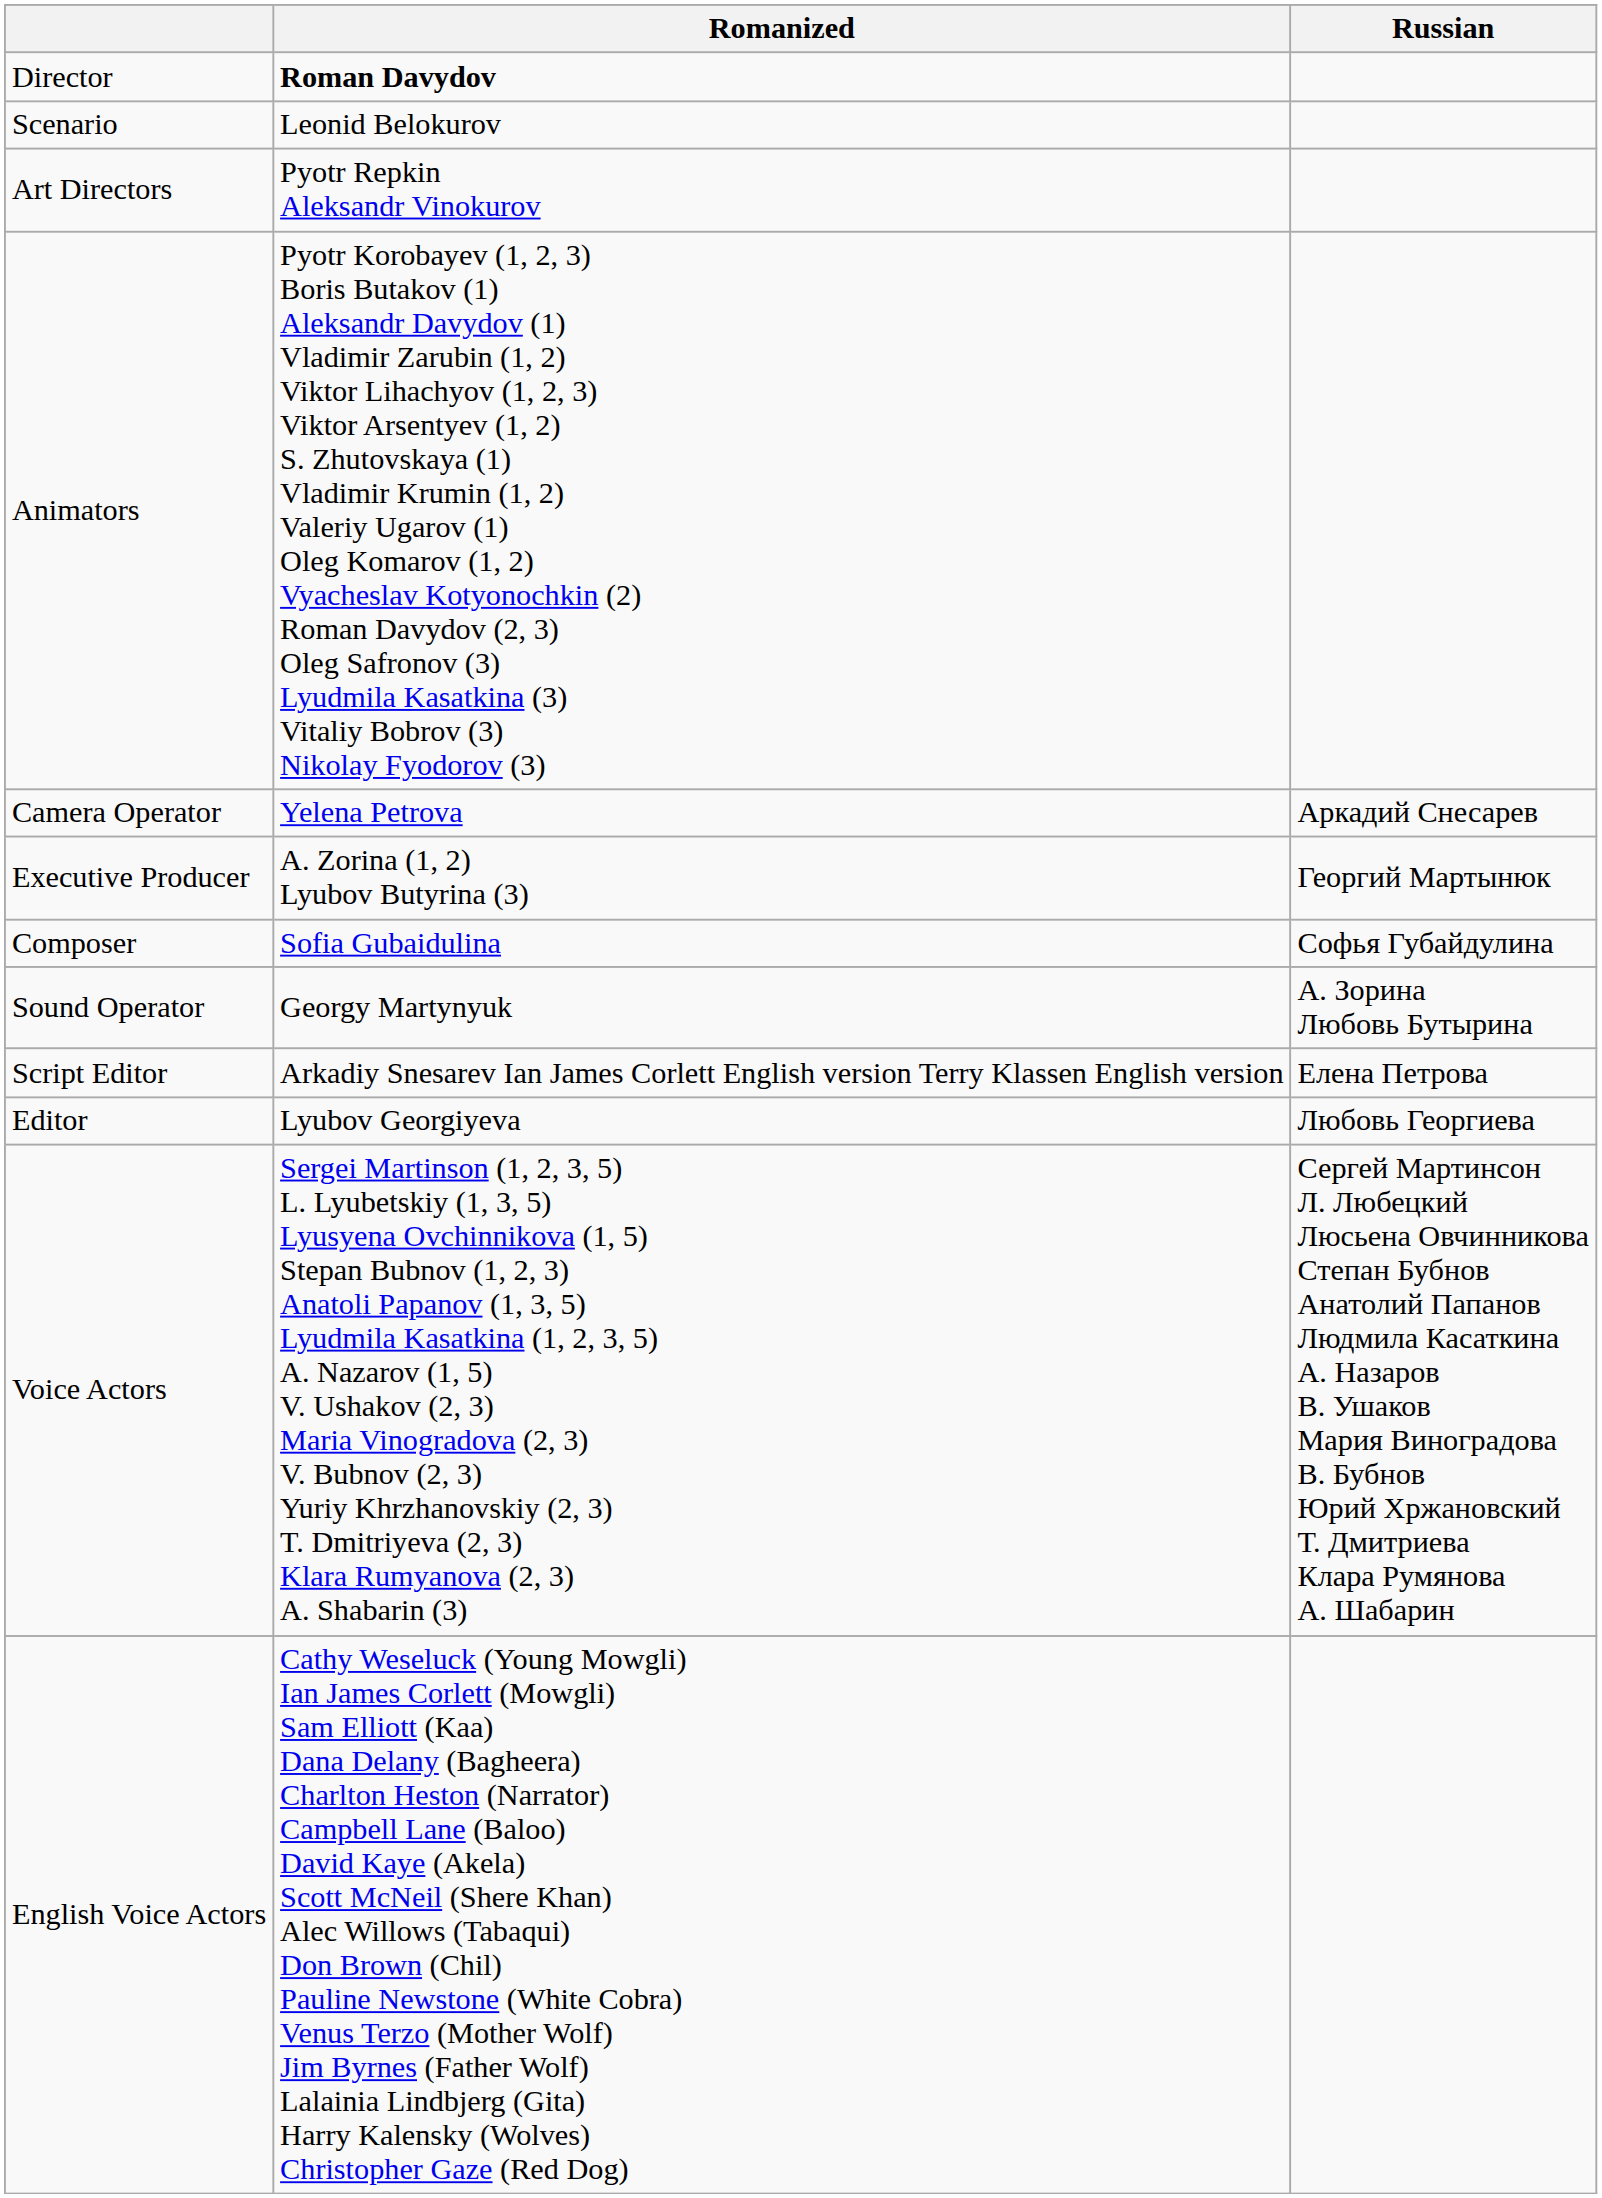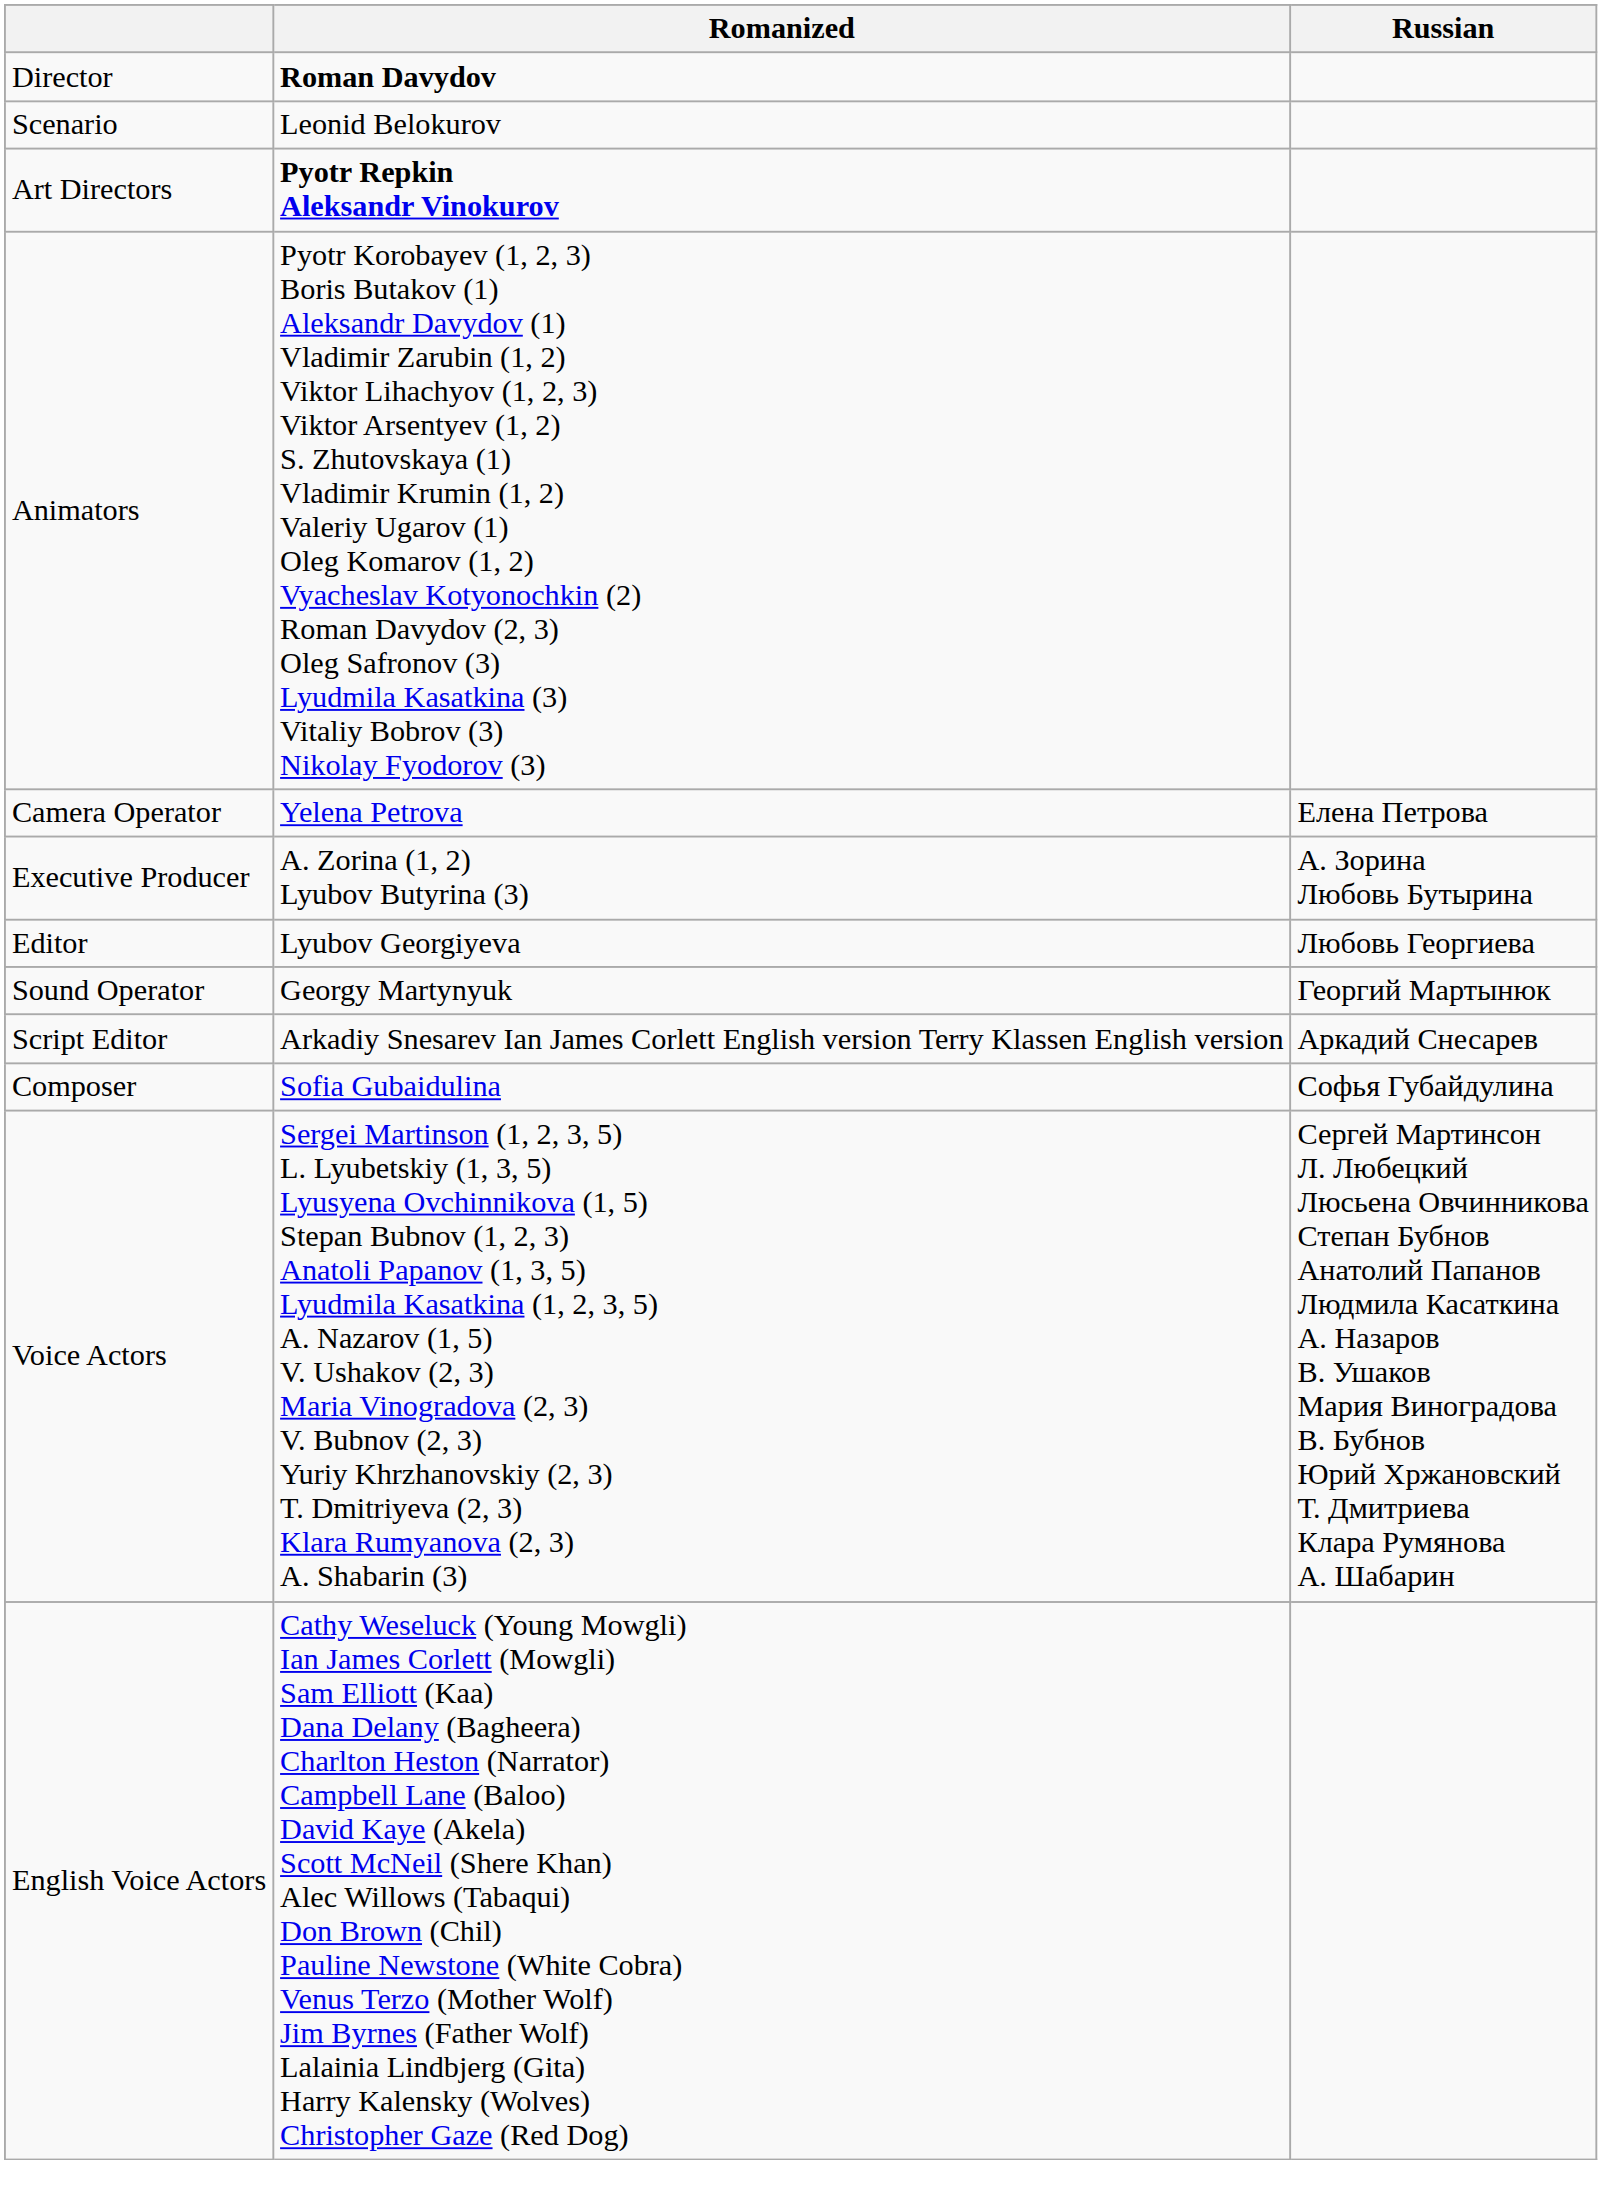(410, 189) normal -> (419, 189) bold
(1418, 812) Аркадий Снесарев -> (1393, 812) Елена Петрова
(1424, 877) Георгий Мартынюк -> (1415, 877) А. Зорина Любовь Бутырина
rows swapped: (74, 942) <-> (50, 1120)
(1415, 1007) А. Зорина Любовь Бутырина -> (1424, 990) Георгий Мартынюк
(1393, 1072) Елена Петрова -> (1418, 1038) Аркадий Снесарев
